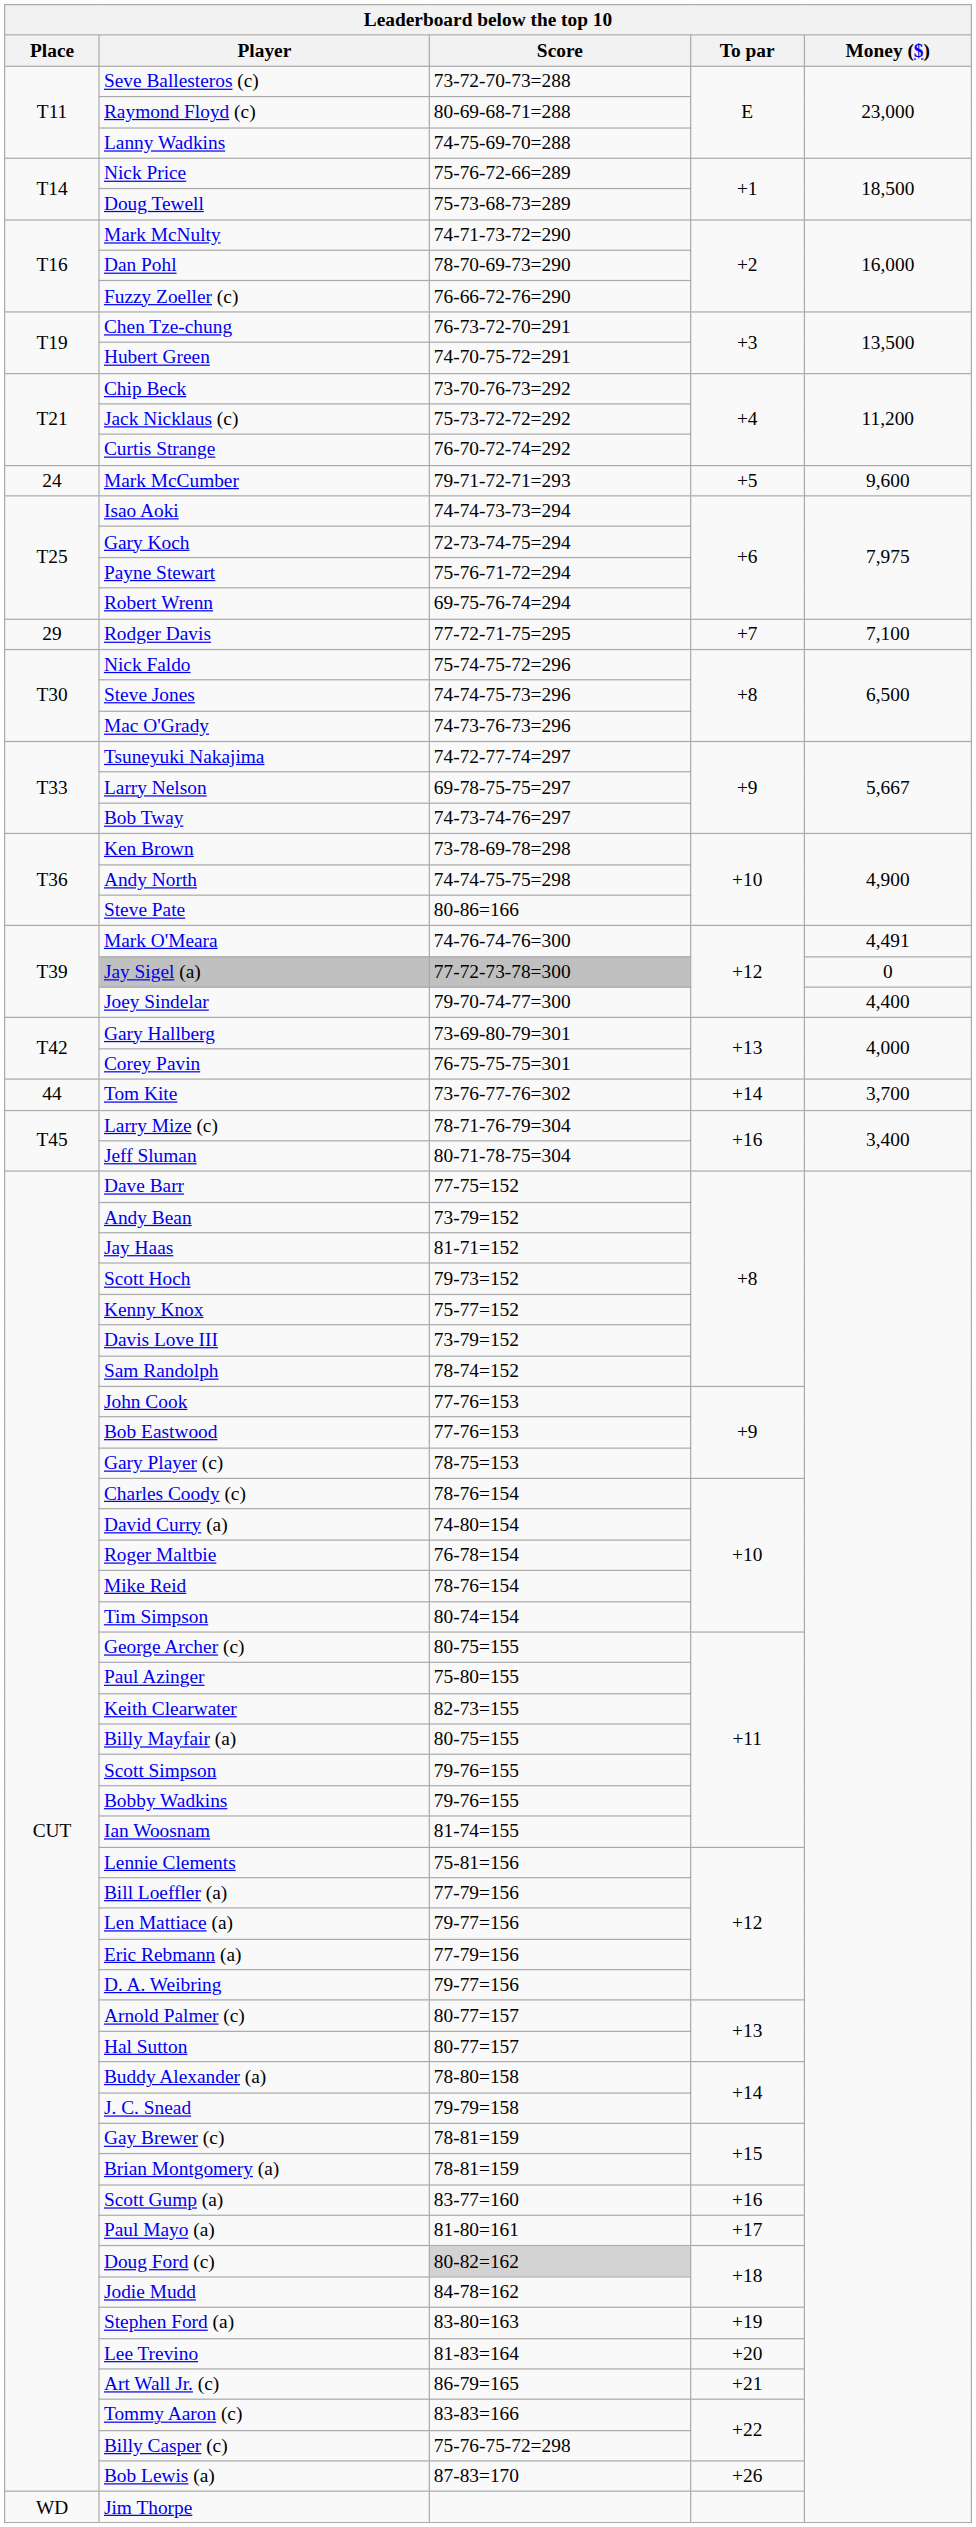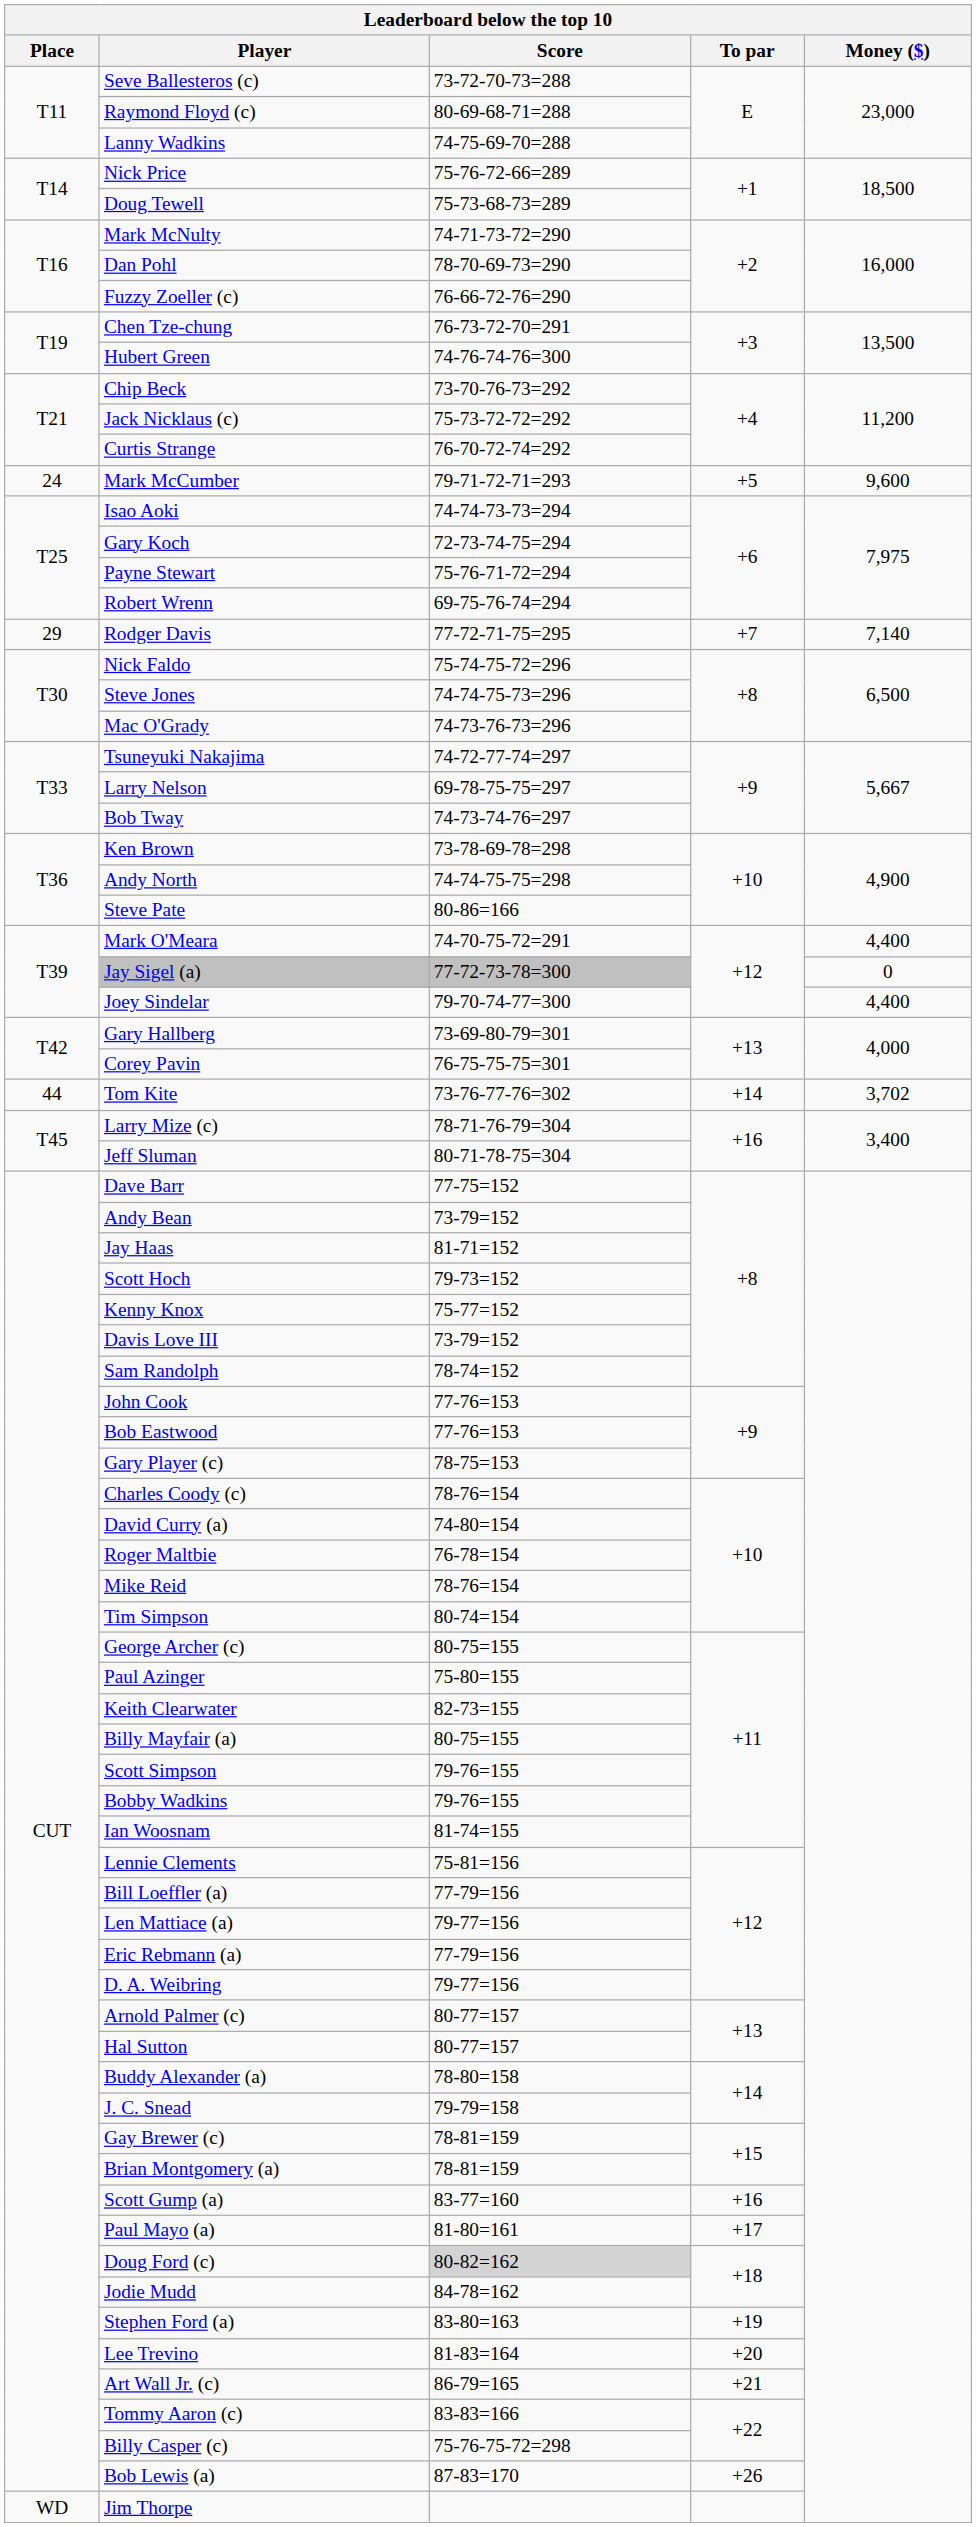(502, 357) 74-70-75-72=291 -> (502, 357) 74-76-74-76=300
(888, 633) 7,100 -> (888, 633) 7,140
(502, 940) 74-76-74-76=300 -> (502, 940) 74-70-75-72=291
(888, 940) 4,491 -> (888, 940) 4,400
(888, 1094) 3,700 -> (888, 1094) 3,702
